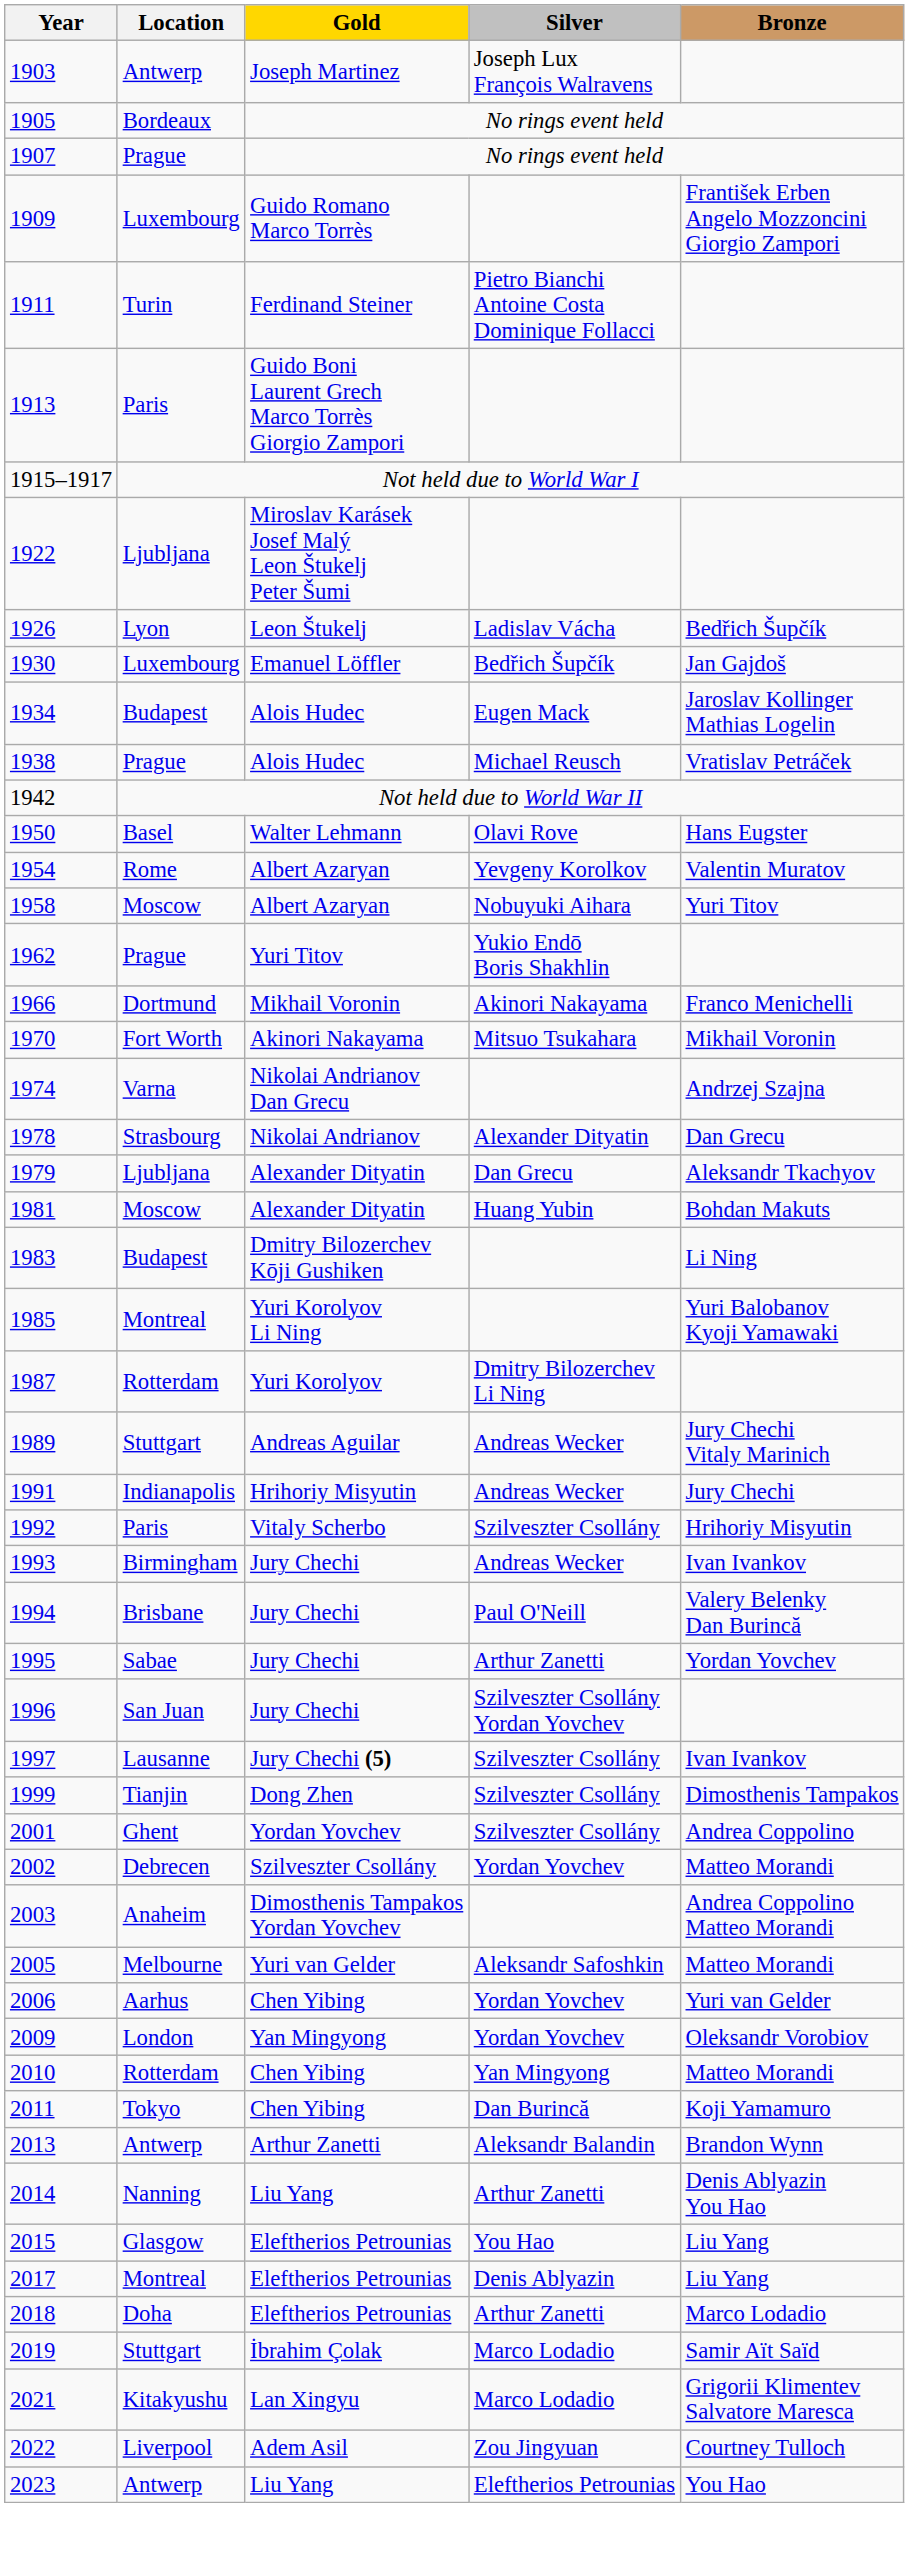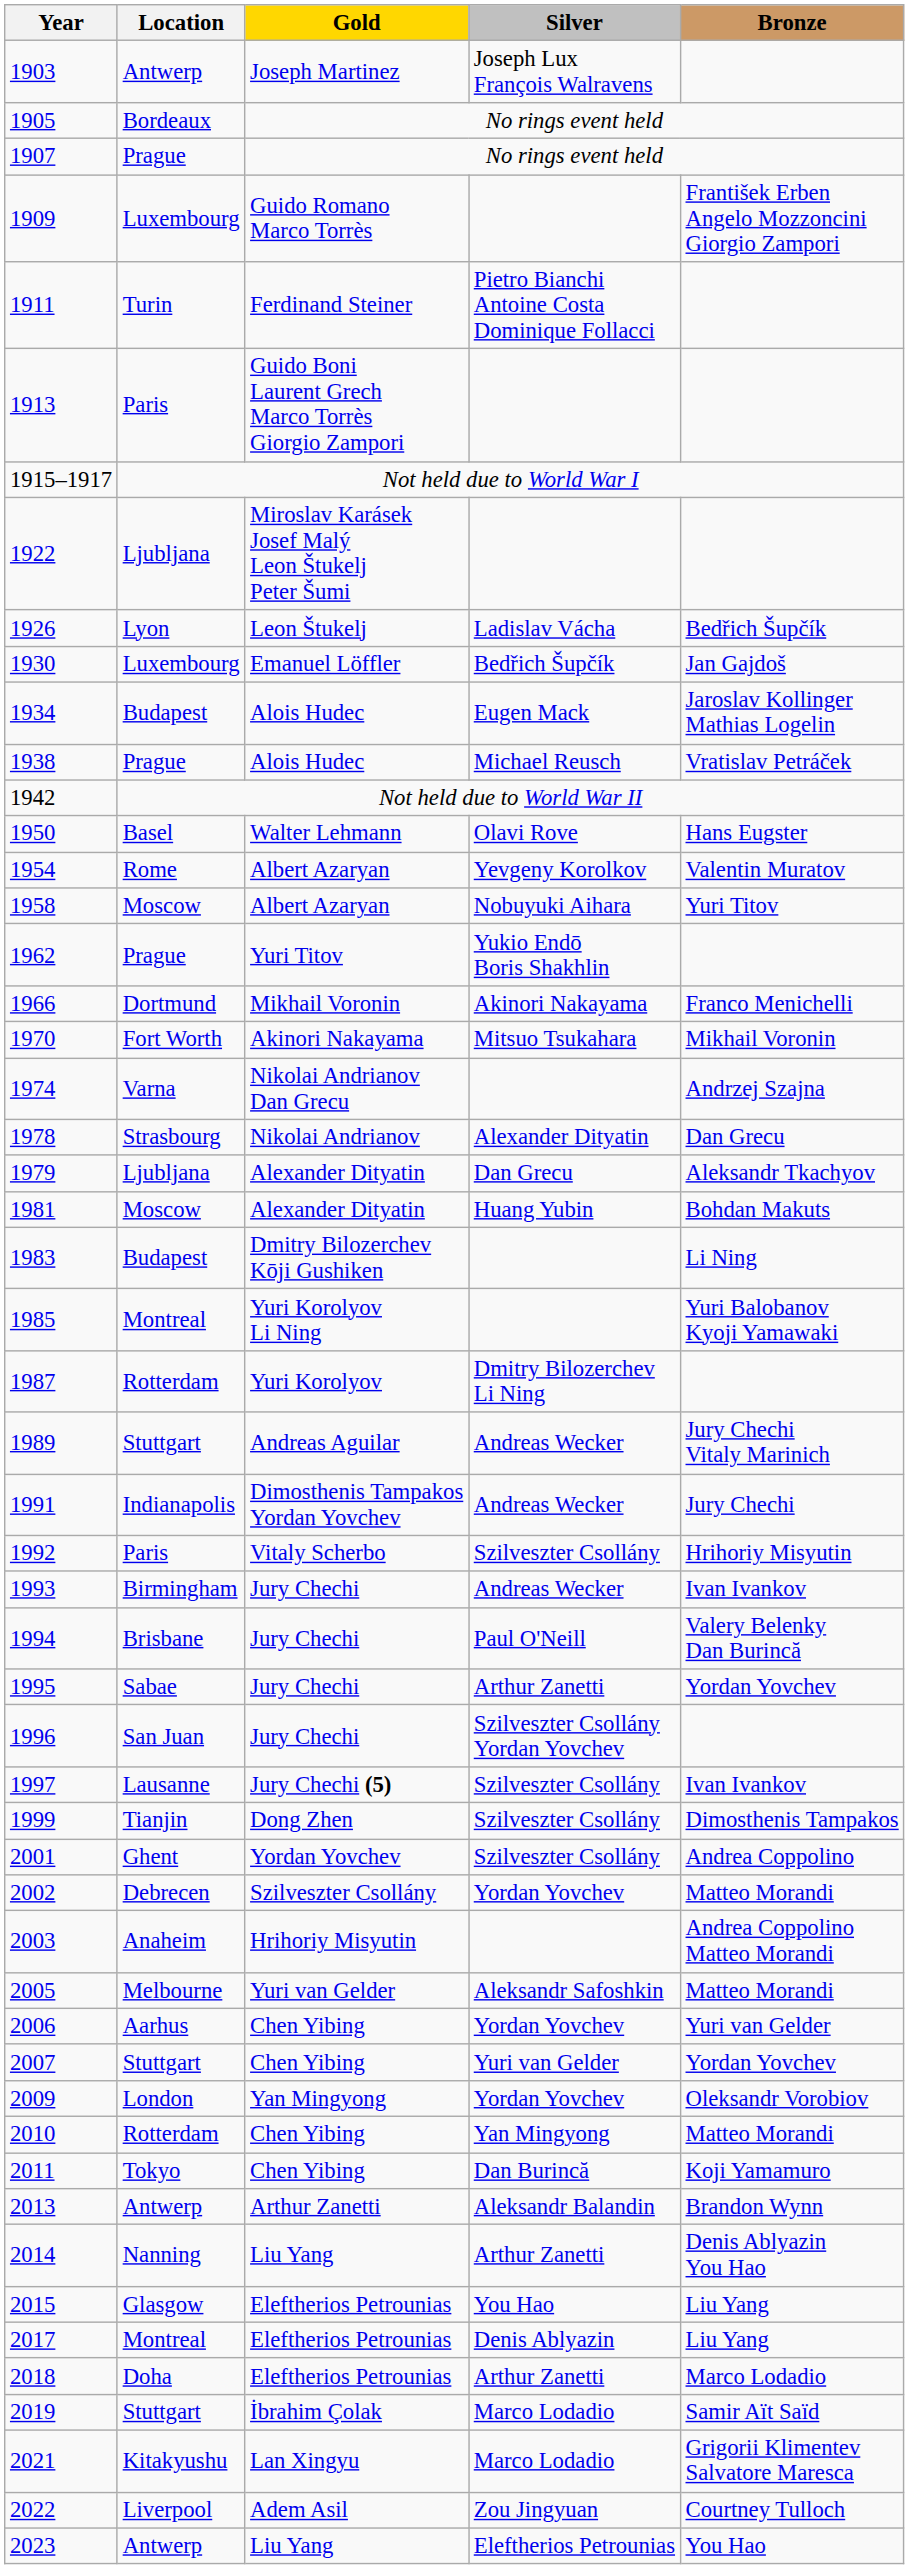(333, 1491) Hrihoriy Misyutin -> (357, 1504) Dimosthenis Tampakos Yordan Yovchev
(357, 1915) Dimosthenis Tampakos Yordan Yovchev -> (333, 1941) Hrihoriy Misyutin
+ row: (33, 2062)
